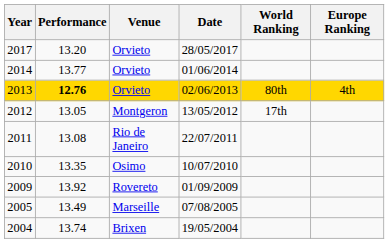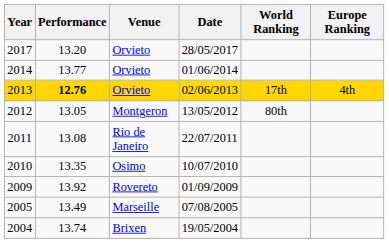(276, 90) 80th -> (276, 90) 17th
(276, 111) 17th -> (276, 111) 80th
